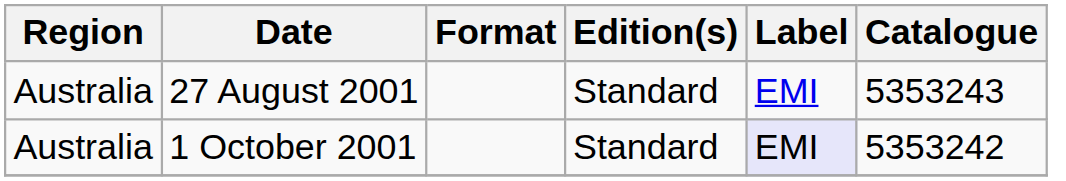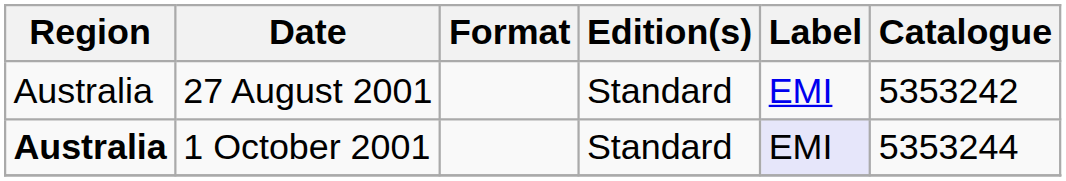(935, 89) 5353243 -> (949, 89) 5353242
(83, 146) normal -> (90, 146) bold
(935, 146) 5353242 -> (949, 146) 5353244
